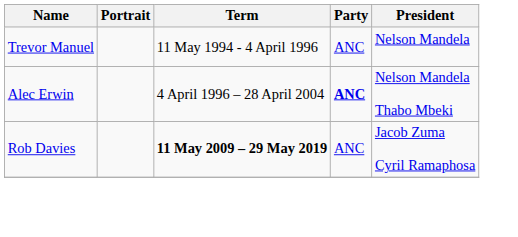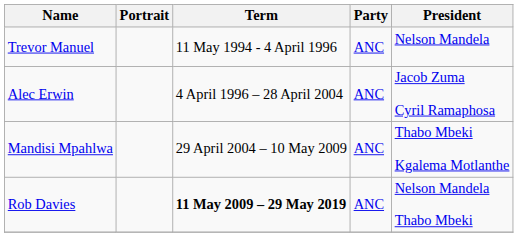(350, 93) bold -> (369, 93) normal
(422, 93) Nelson Mandela Thabo Mbeki -> (445, 93) Jacob Zuma Cyril Ramaphosa
+ row: (60, 149)
(425, 149) Jacob Zuma Cyril Ramaphosa -> (442, 204) Nelson Mandela Thabo Mbeki
